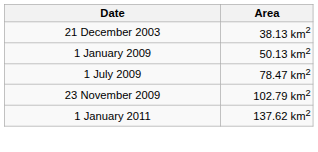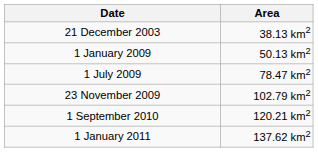+ row: (112, 115)
